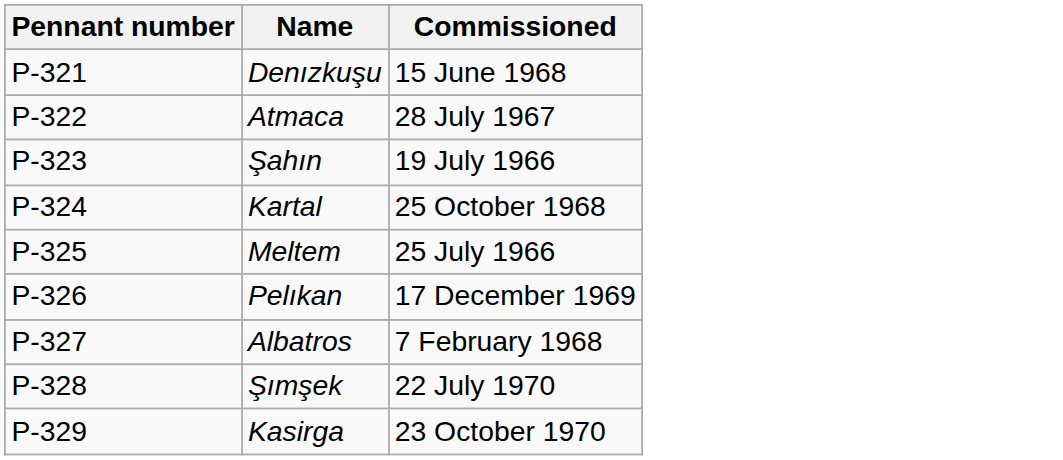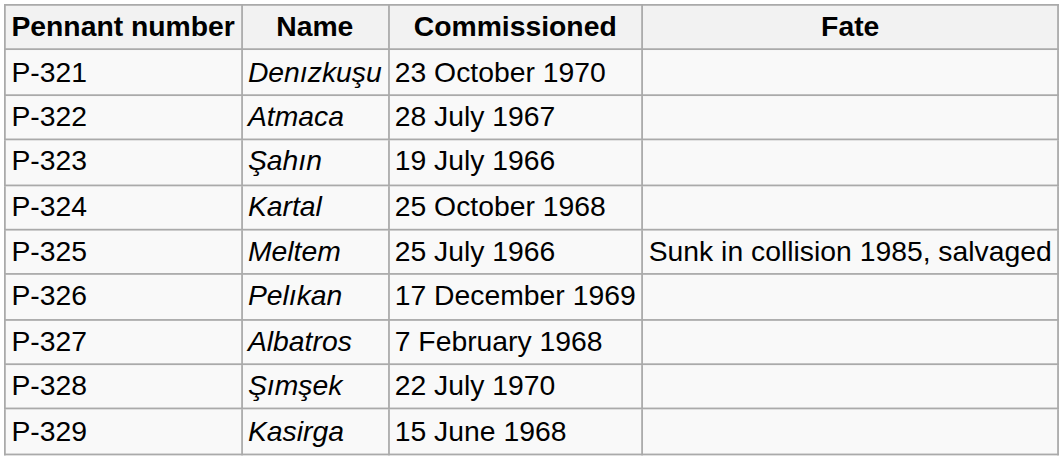+ column: (850, 26)
(481, 71) 15 June 1968 -> (500, 71) 23 October 1970
(500, 431) 23 October 1970 -> (481, 431) 15 June 1968
